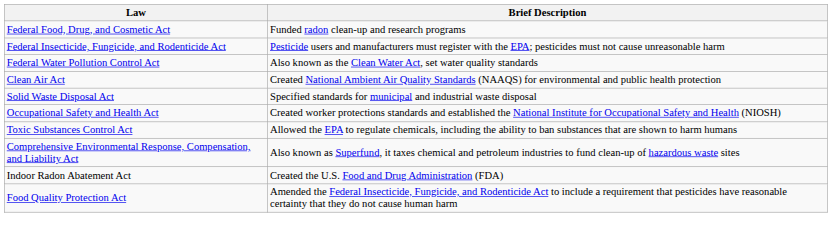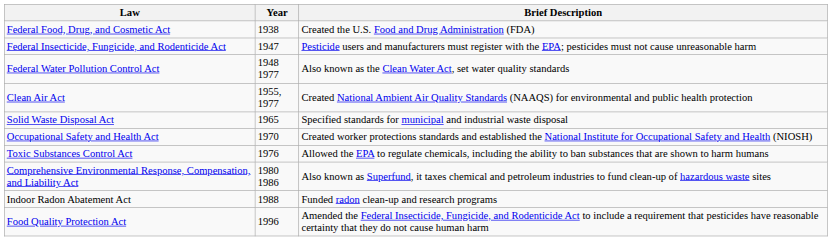+ column: (277, 12)
(368, 29) Funded radon clean-up and research programs -> (418, 29) Created the U.S. Food and Drug Administration (FDA)
(387, 175) Created the U.S. Food and Drug Administration (FDA) -> (399, 199) Funded radon clean-up and research programs
